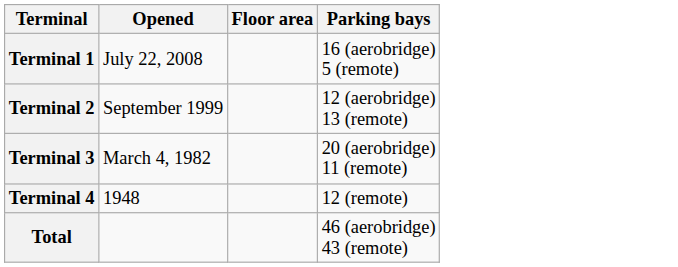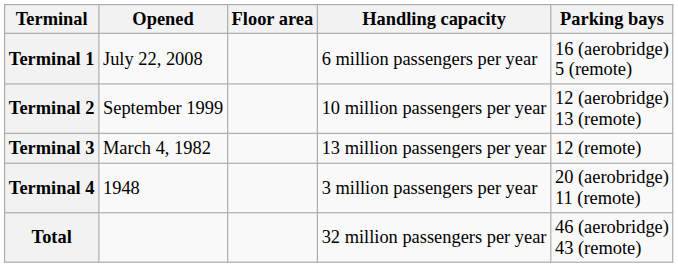+ column: (434, 19)
(379, 158) 20 (aerobridge) 11 (remote) -> (598, 148) 12 (remote)
(365, 197) 12 (remote) -> (612, 187) 20 (aerobridge) 11 (remote)
